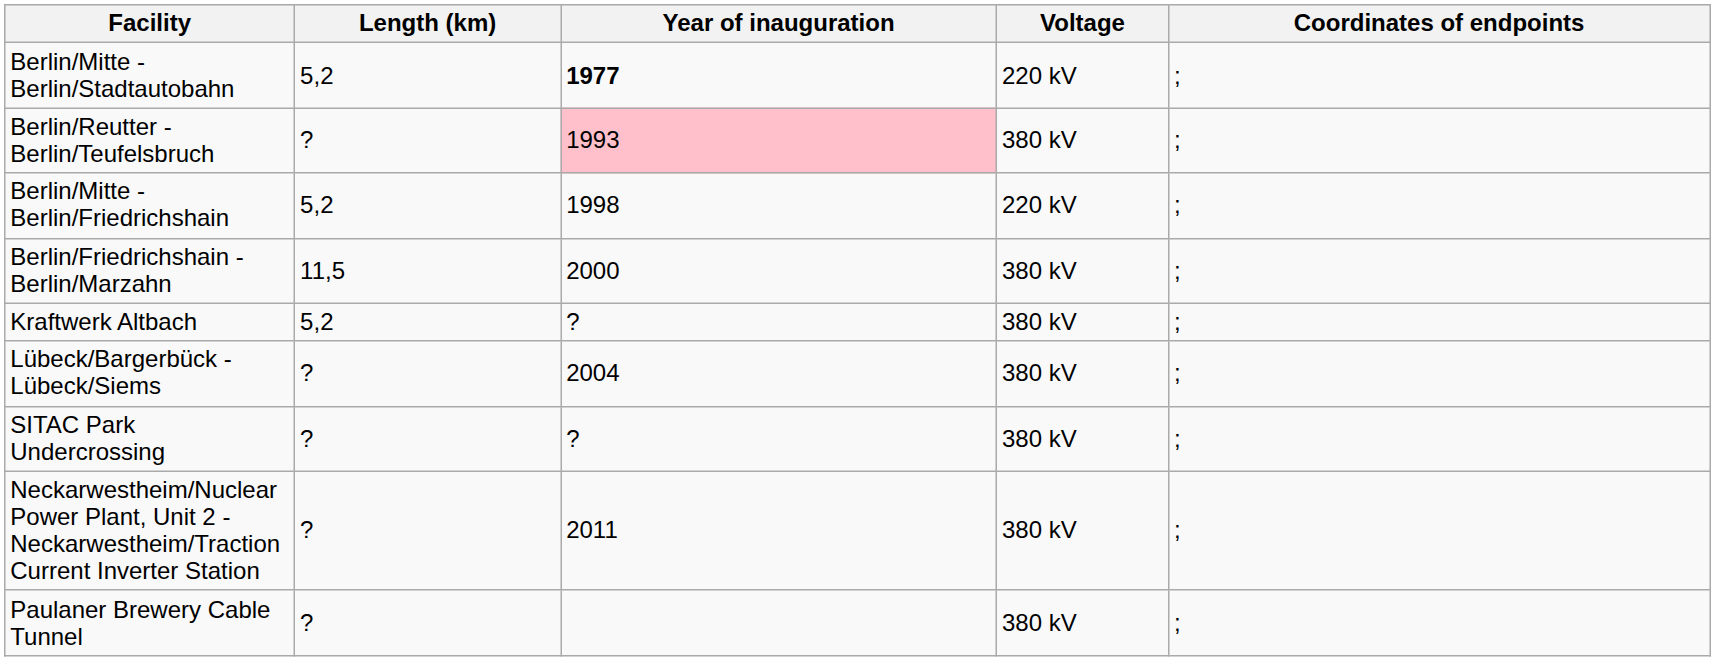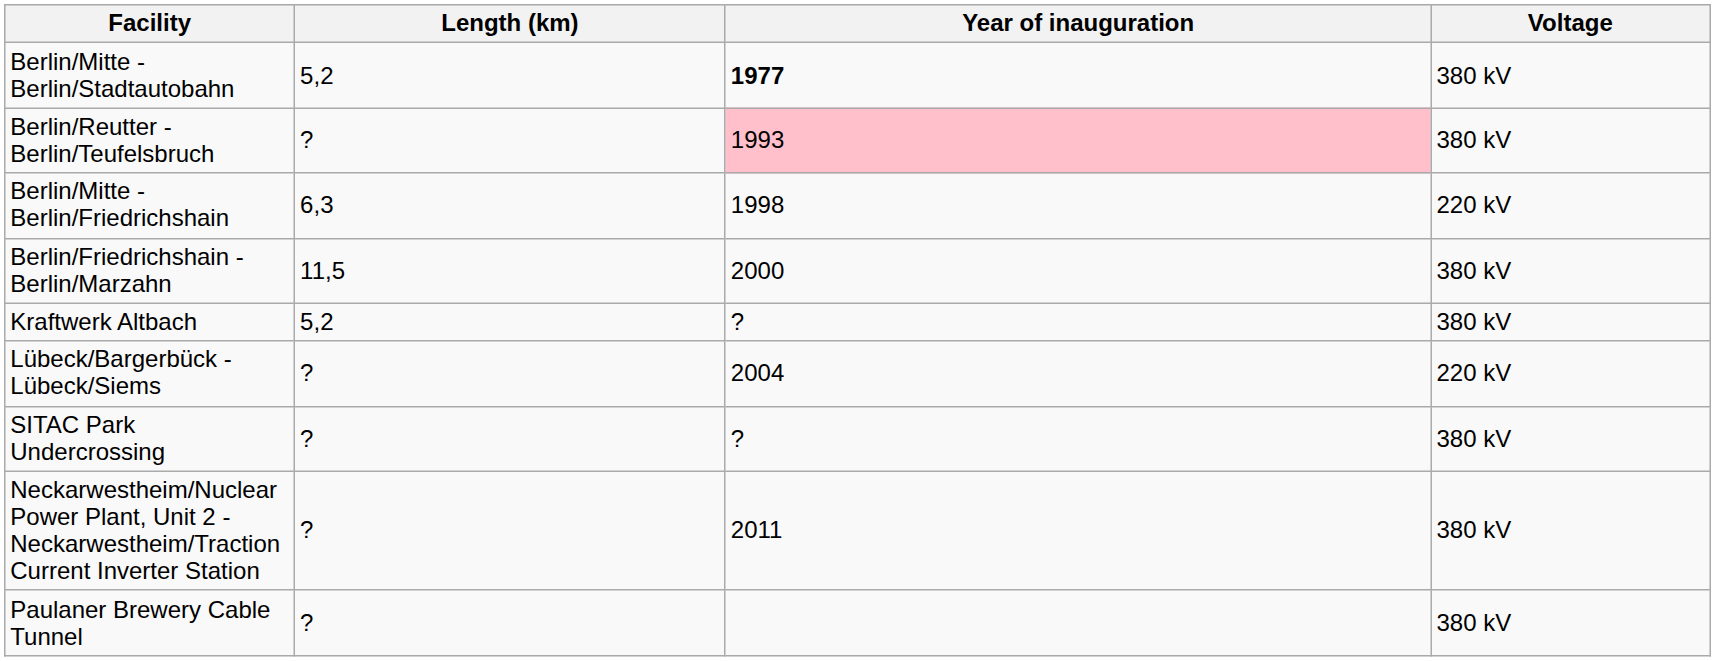- column: (1439, 23)
(1039, 75) 220 kV -> (1474, 75) 380 kV
(317, 205) 5,2 -> (317, 205) 6,3
(1039, 373) 380 kV -> (1474, 373) 220 kV
